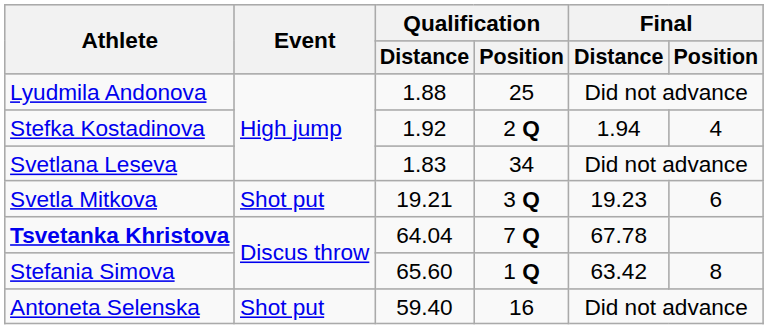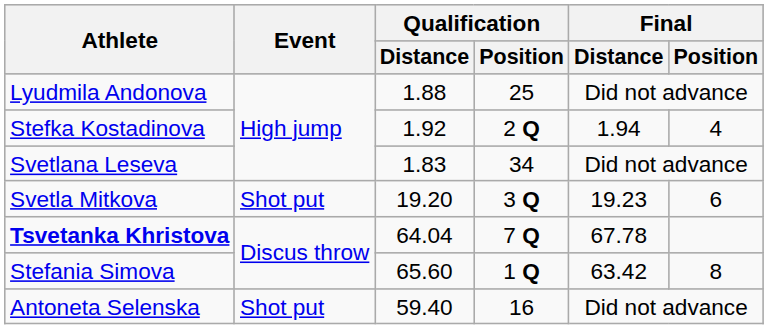(424, 200) 19.21 -> (424, 200) 19.20
